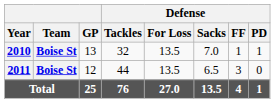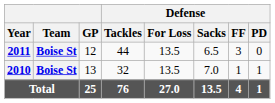rows swapped: (19, 51) <-> (19, 70)
